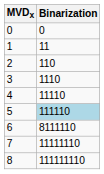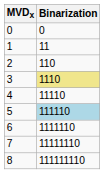(50, 79) no background -> (50, 79) khaki background
(57, 128) 8111110 -> (57, 128) 1111110
